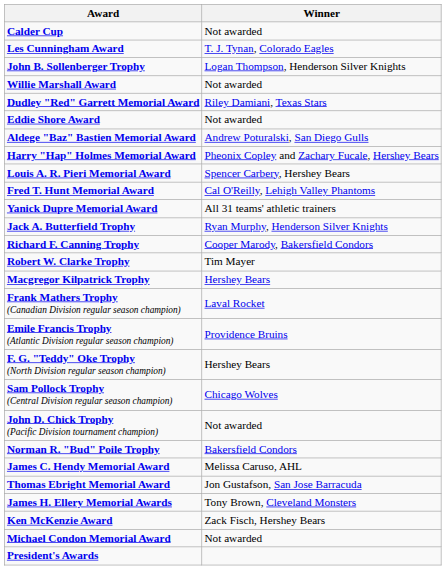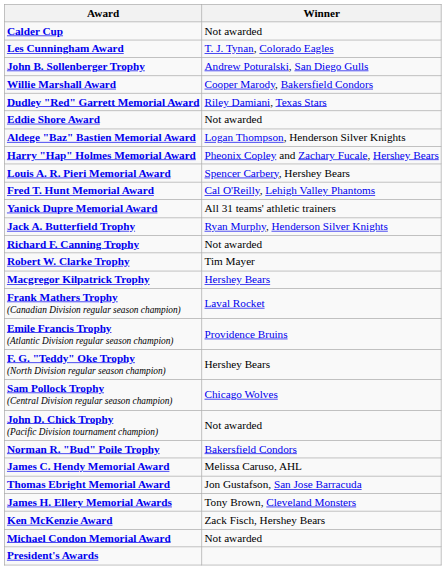(305, 66) Logan Thompson, Henderson Silver Knights -> (287, 66) Andrew Poturalski, San Diego Gulls
(233, 84) Not awarded -> (289, 84) Cooper Marody, Bakersfield Condors
(287, 137) Andrew Poturalski, San Diego Gulls -> (305, 137) Logan Thompson, Henderson Silver Knights
(289, 244) Cooper Marody, Bakersfield Condors -> (233, 244) Not awarded
